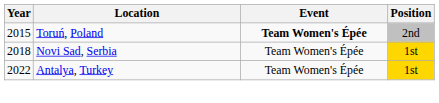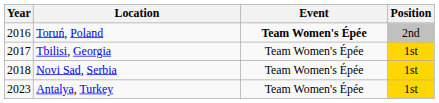(19, 32) 2015 -> (19, 32) 2016
+ row: (74, 51)
(19, 70) 2022 -> (19, 88) 2023
